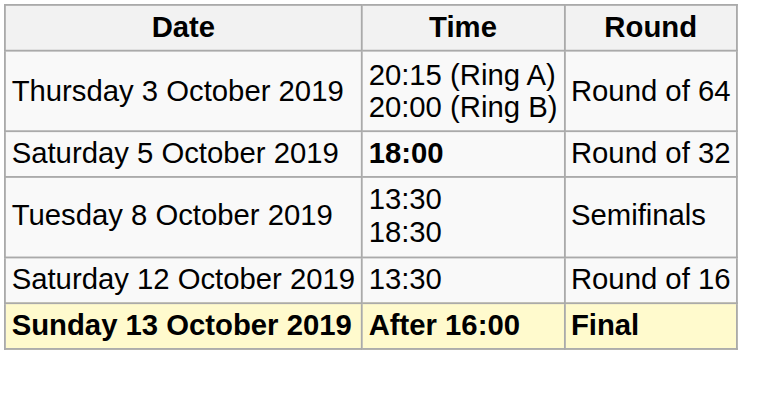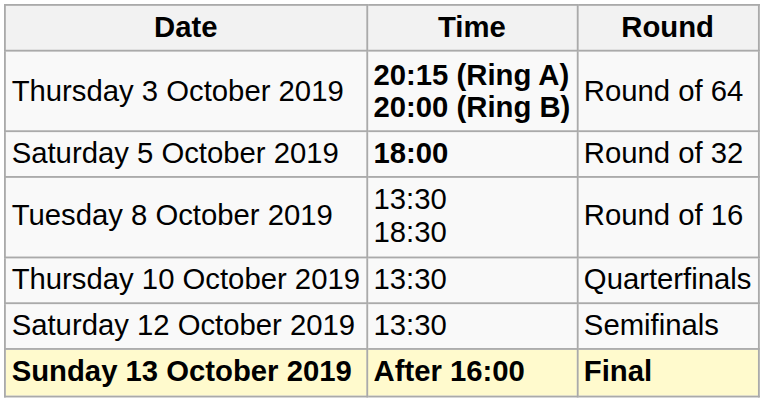(463, 90) normal -> (472, 90) bold
(638, 216) Semifinals -> (664, 216) Round of 16
+ row: (186, 279)
(651, 279) Round of 16 -> (651, 325) Semifinals
